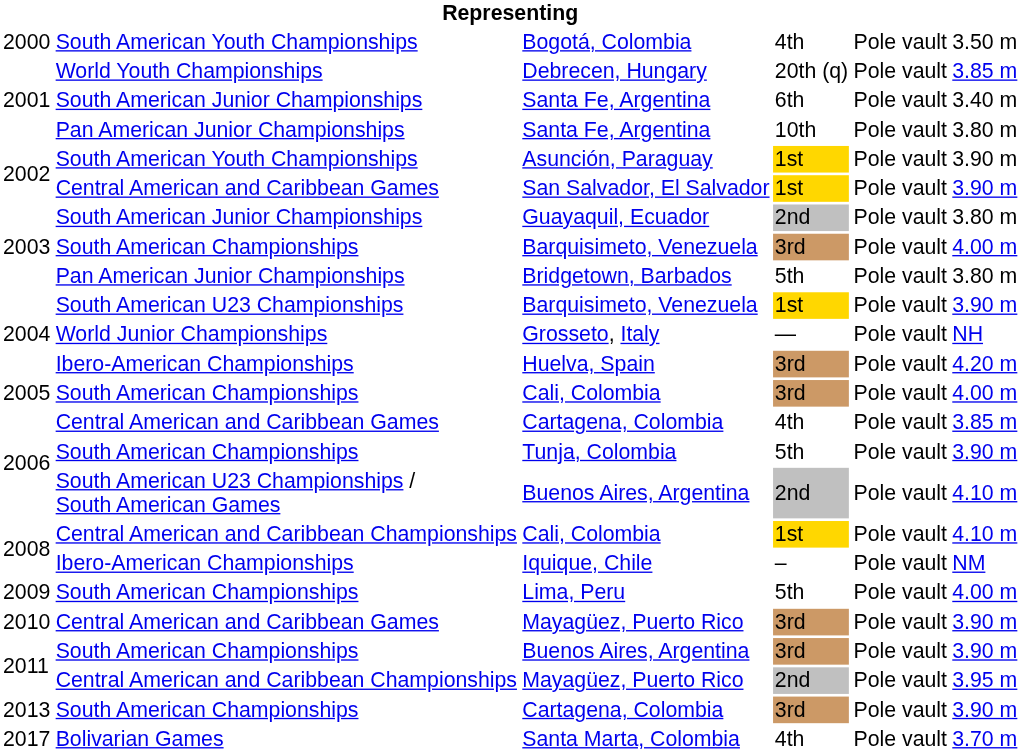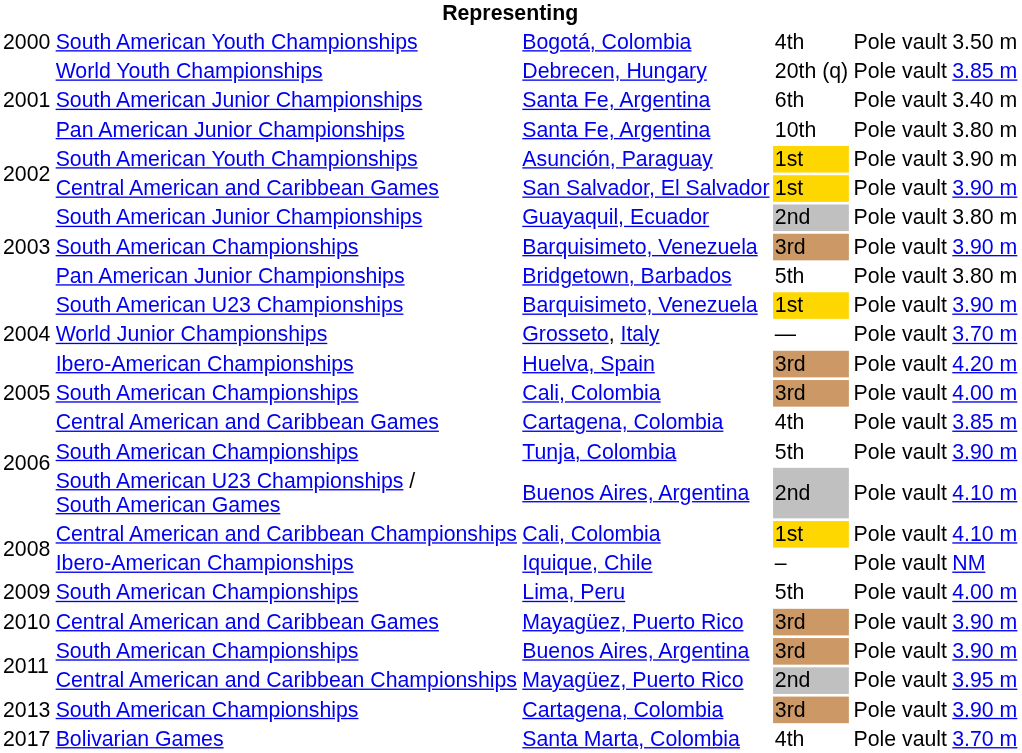(985, 246) 4.00 m -> (985, 246) 3.90 m
(968, 334) NH -> (985, 334) 3.70 m
